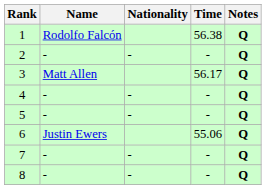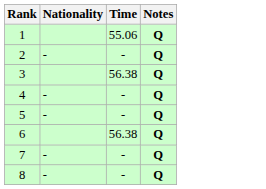- column: (82, 14)
(208, 34) 56.38 -> (123, 34) 55.06
(208, 74) 56.17 -> (123, 74) 56.38
(208, 134) 55.06 -> (123, 134) 56.38
